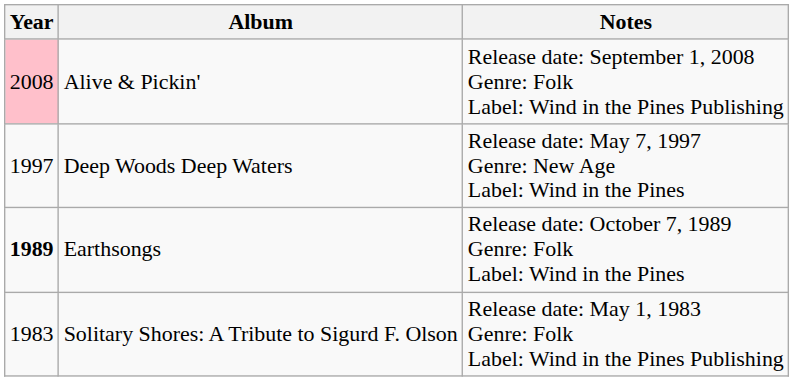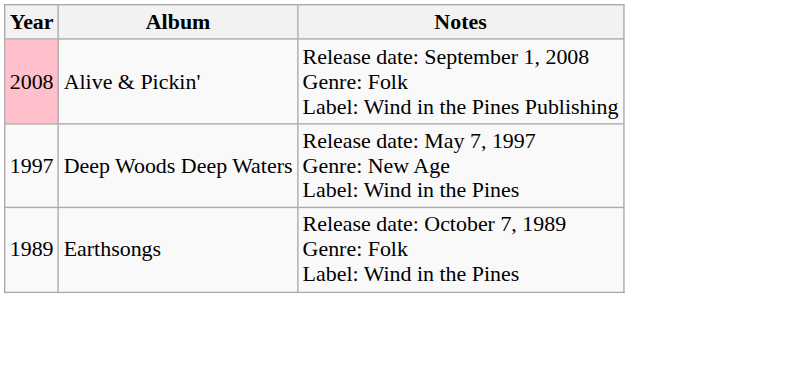(32, 249) bold -> (32, 249) normal
- row: (261, 333)
